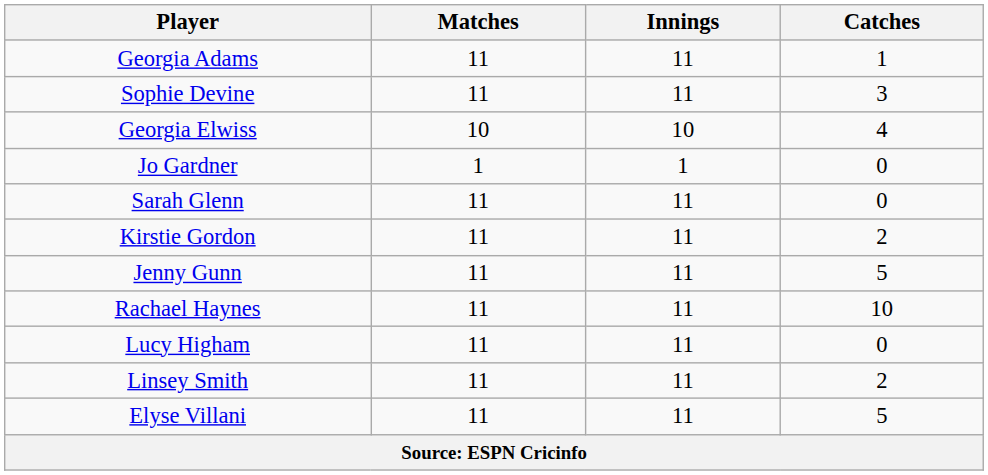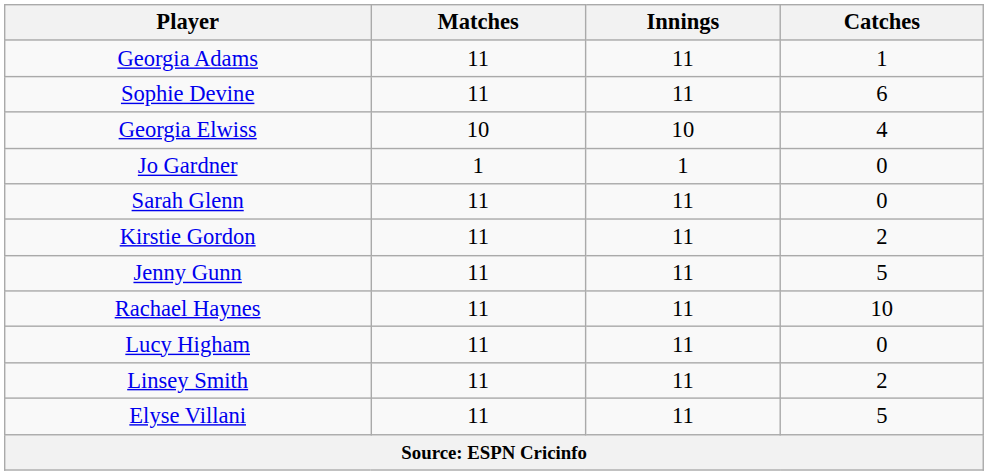(882, 93) 3 -> (882, 93) 6
